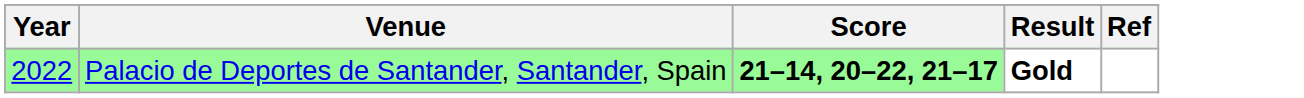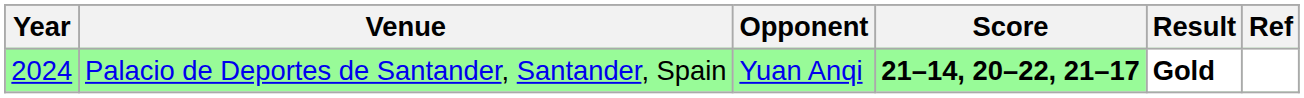+ column: (804, 27)
(42, 70) 2022 -> (42, 70) 2024
